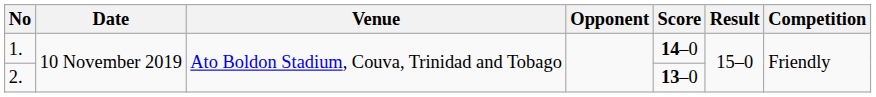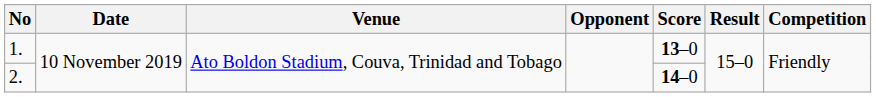(679, 48) 14–0 -> (679, 48) 13–0
(679, 77) 13–0 -> (679, 77) 14–0
